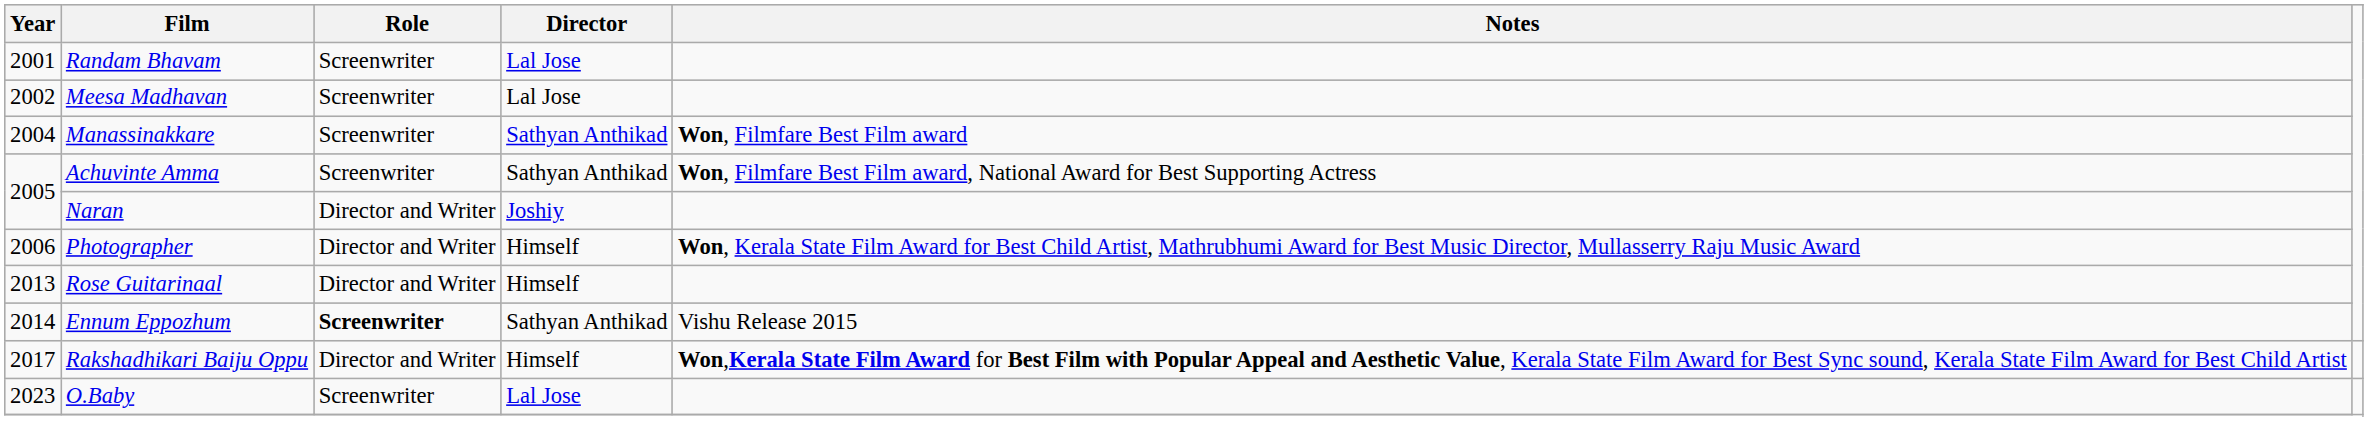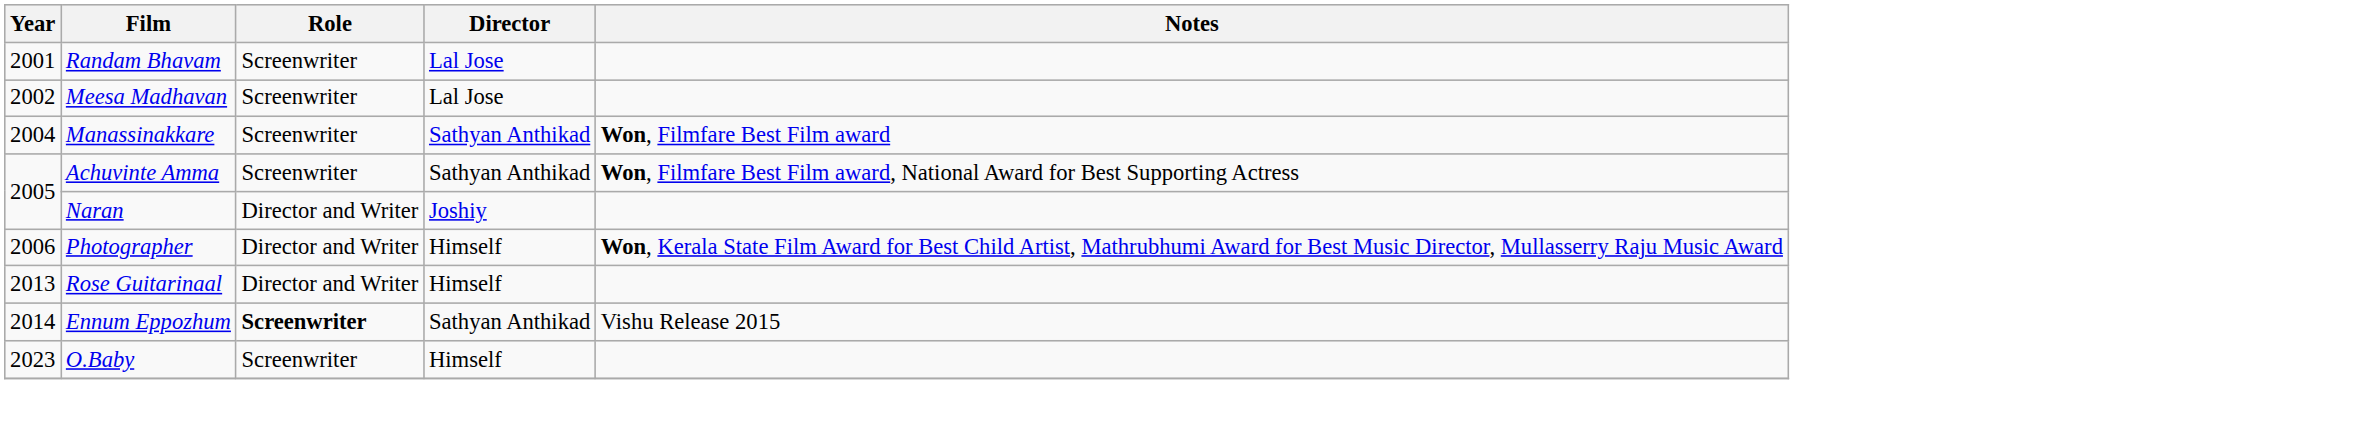- row: (187, 359)
(543, 396) Lal Jose -> (465, 359) Himself
